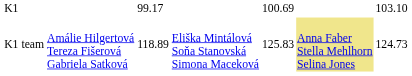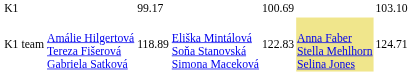(278, 44) 125.83 -> (278, 44) 122.83
(392, 44) 124.73 -> (392, 44) 124.71
